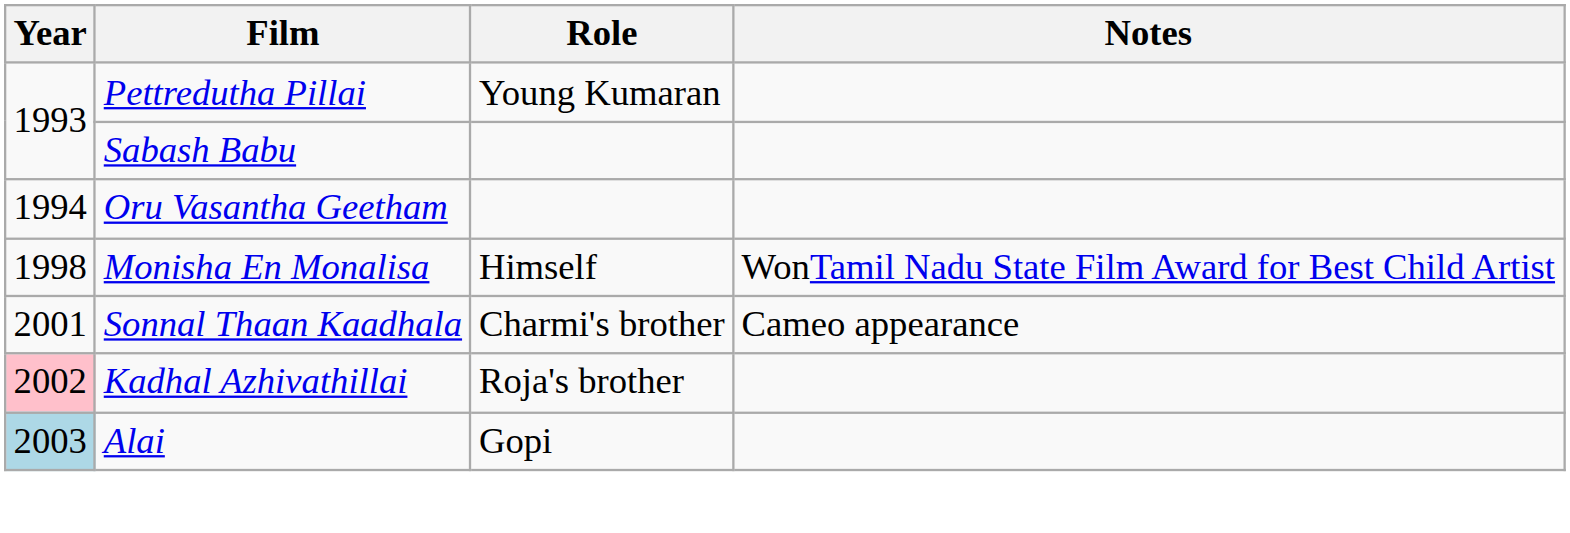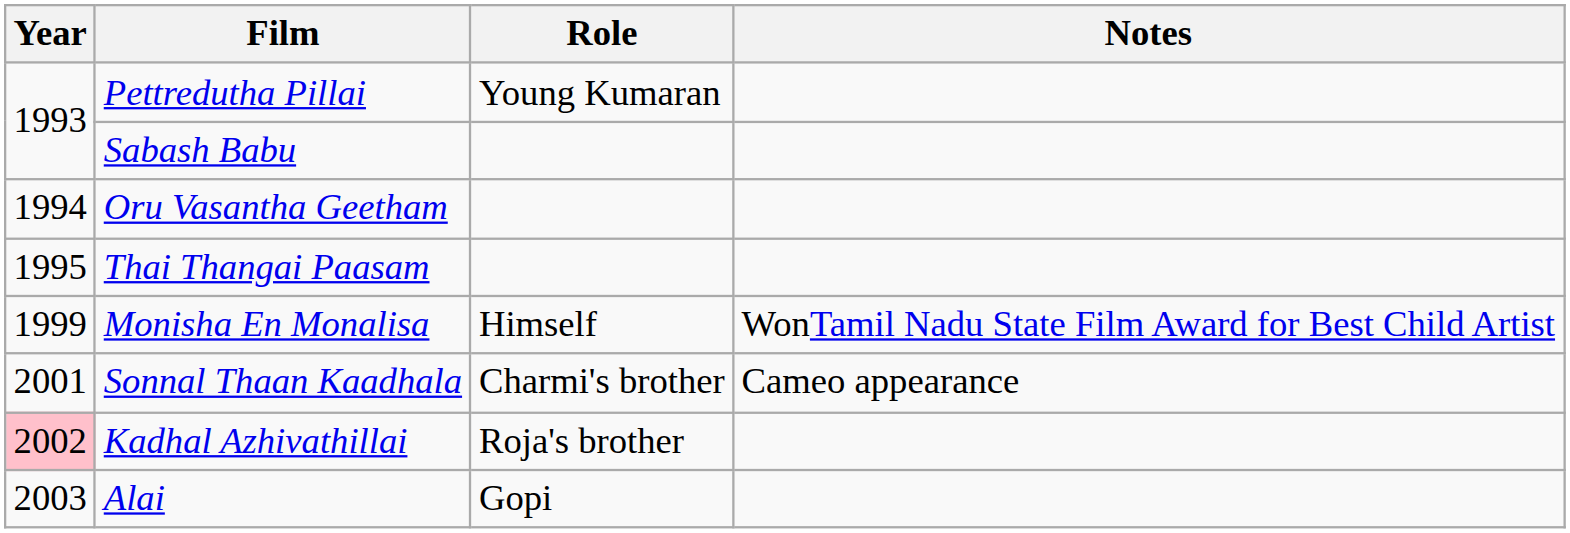+ row: (267, 265)
(50, 265) 1998 -> (50, 324) 1999
(50, 440) lightblue background -> (50, 498) no background
